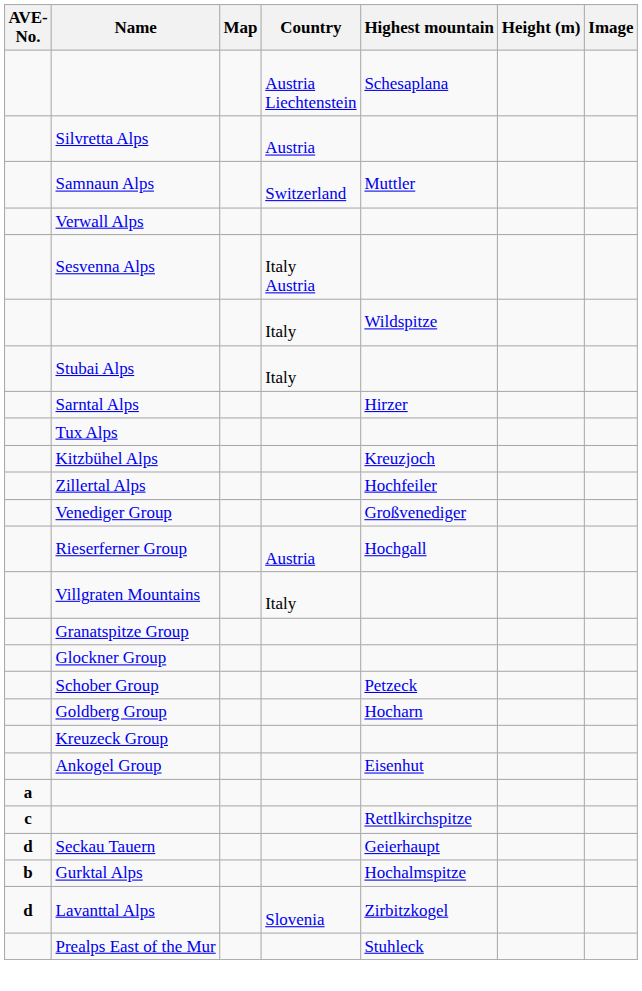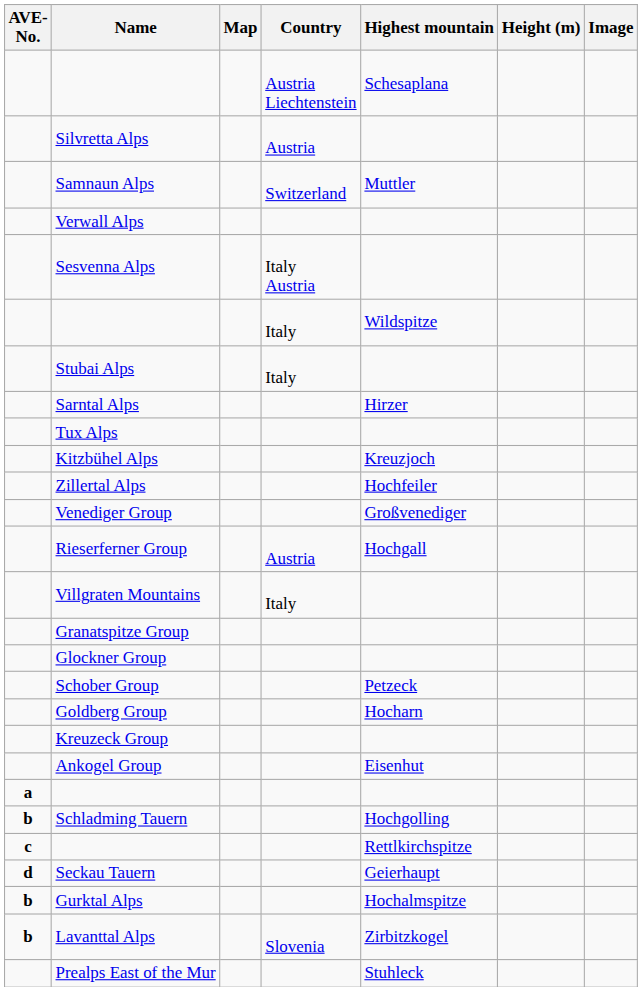+ row: (121, 819)
(28, 909) d -> (28, 936) b
